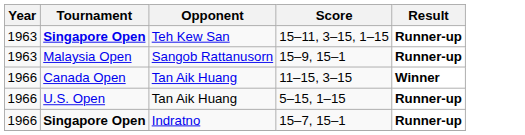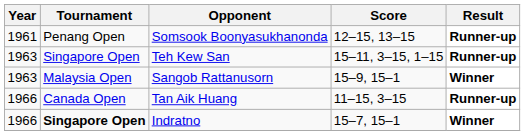+ row: (374, 36)
(94, 36) bold -> (91, 57) normal
(428, 57) Runner-up -> (472, 78) Winner
(417, 78) Winner -> (483, 99) Runner-up
- row: (313, 99)
(428, 120) Runner-up -> (472, 120) Winner
